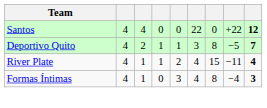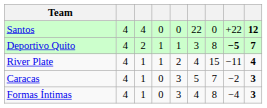(234, 45) normal -> (234, 45) bold
+ row: (23, 78)
